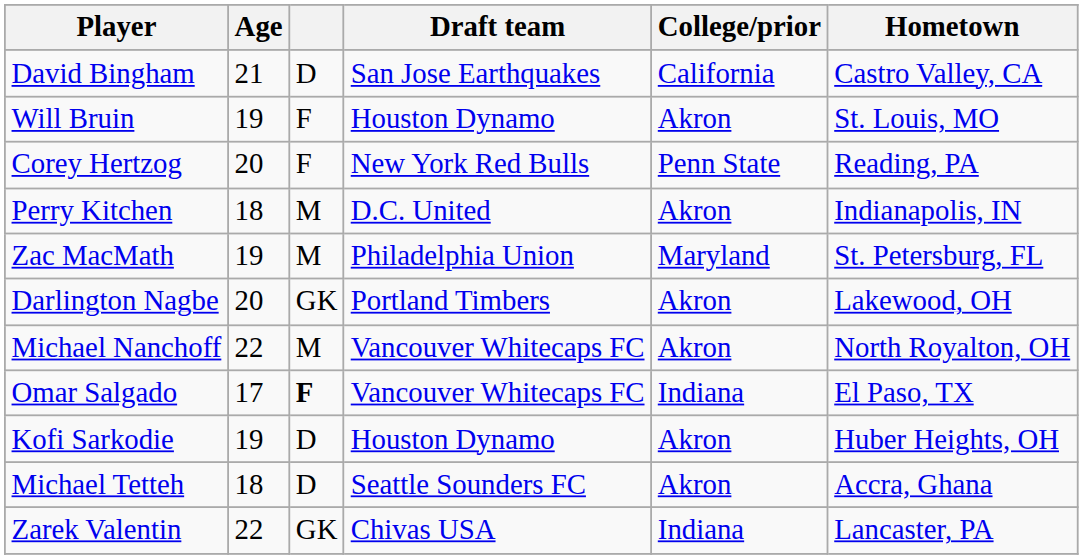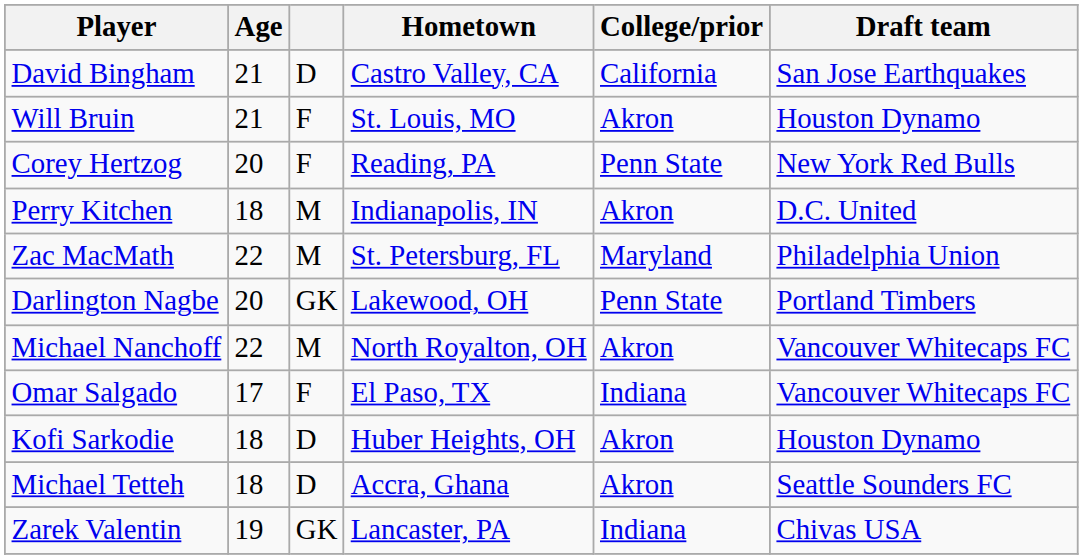columns swapped: (952, 27) <-> (498, 27)
(249, 118) 19 -> (249, 118) 21
(249, 255) 19 -> (249, 255) 22
(695, 301) Akron -> (661, 301) Penn State
(305, 392) bold -> (304, 392) normal
(249, 438) 19 -> (249, 438) 18
(249, 529) 22 -> (249, 529) 19
